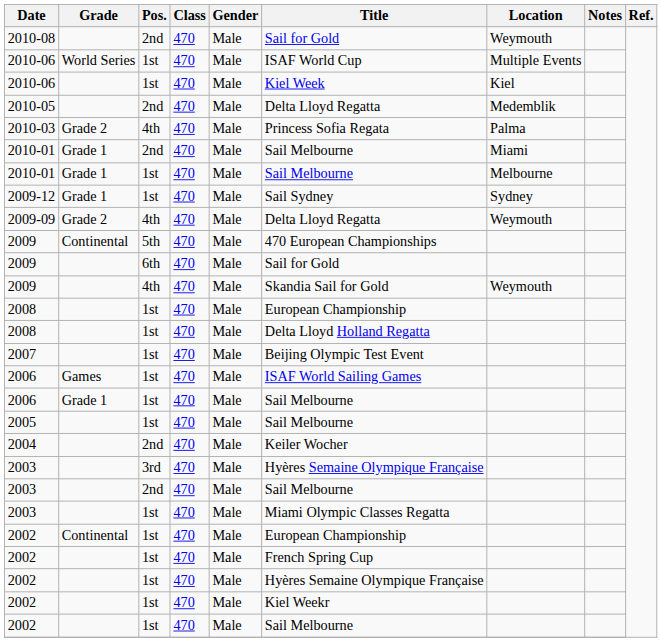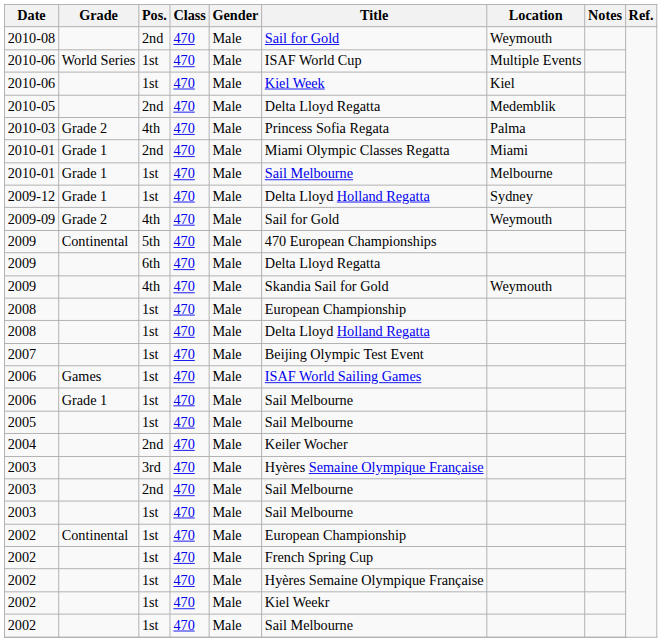(309, 151) Sail Melbourne -> (357, 151) Miami Olympic Classes Regatta
(299, 196) Sail Sydney -> (347, 196) Delta Lloyd Holland Regatta
(323, 219) Delta Lloyd Regatta -> (302, 219) Sail for Gold
(302, 264) Sail for Gold -> (323, 264) Delta Lloyd Regatta
(357, 512) Miami Olympic Classes Regatta -> (309, 512) Sail Melbourne
